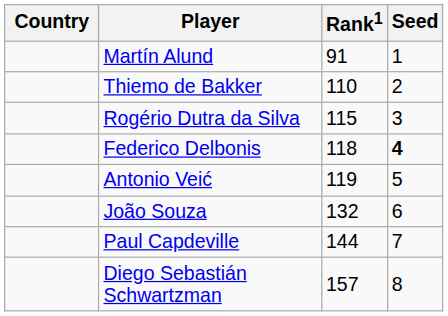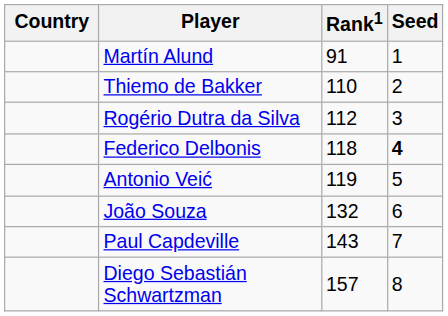(342, 118) 115 -> (342, 118) 112
(342, 241) 144 -> (342, 241) 143
